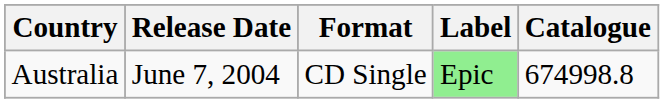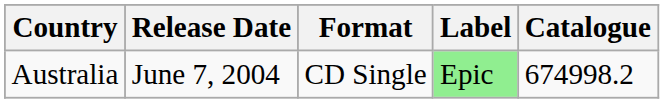(579, 73) 674998.8 -> (579, 73) 674998.2
